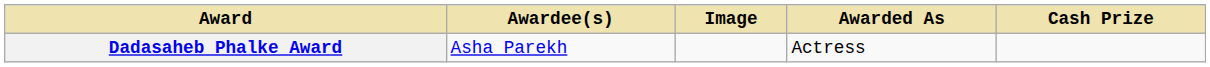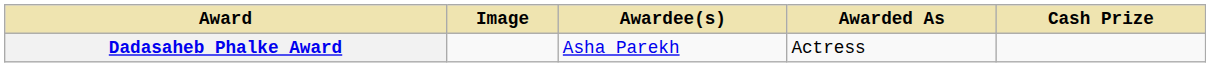columns swapped: (731, 19) <-> (561, 19)
